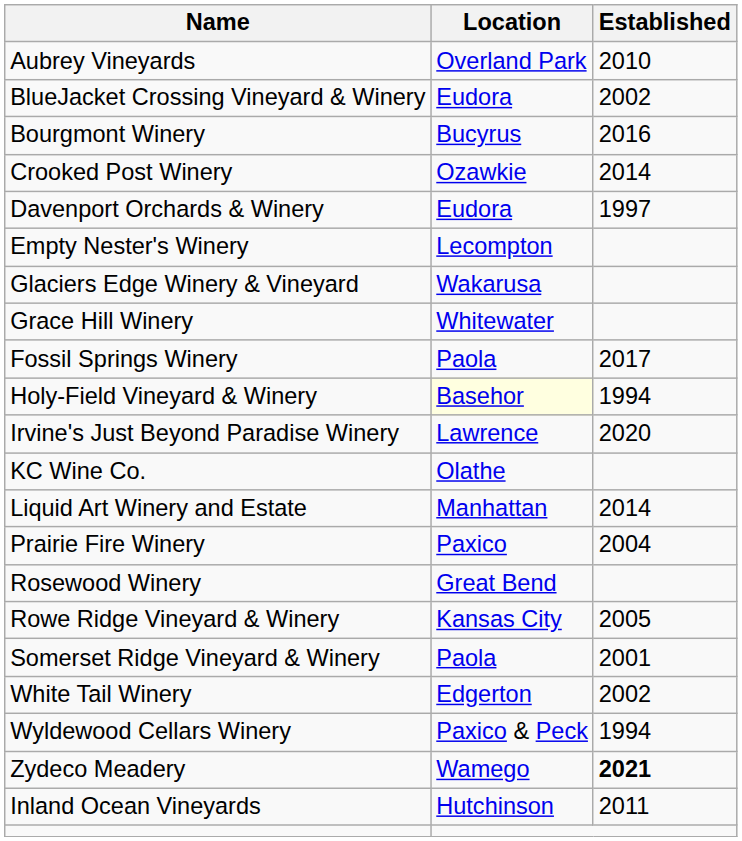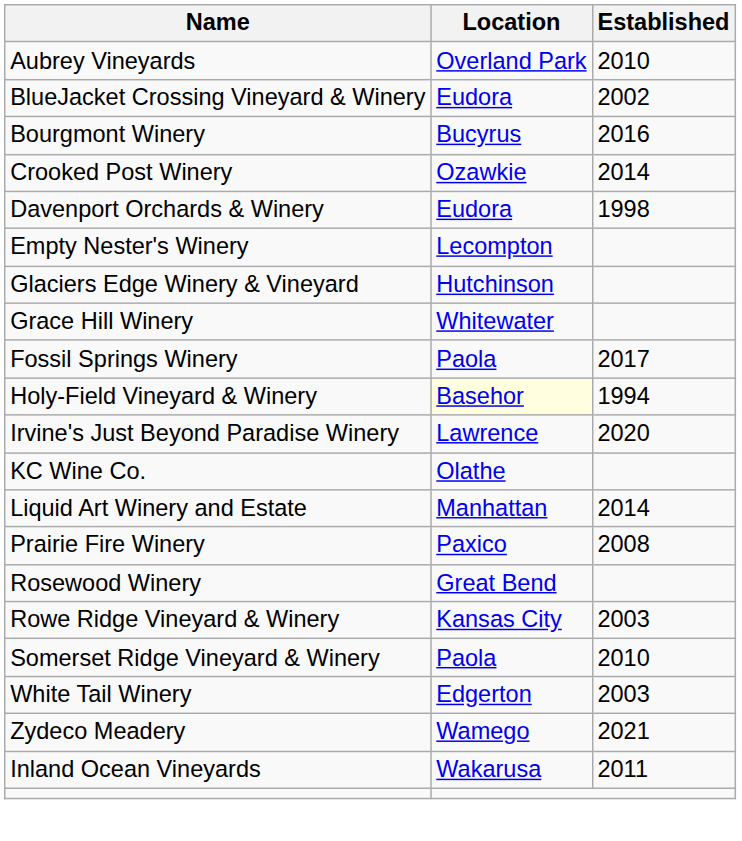(625, 209) 1997 -> (624, 209) 1998
(489, 284) Wakarusa -> (495, 284) Hutchinson
(625, 545) 2004 -> (624, 545) 2008
(625, 619) 2005 -> (624, 619) 2003
(625, 657) 2001 -> (624, 657) 2010
(625, 694) 2002 -> (624, 694) 2003
- row: (151, 731)
(625, 769) bold -> (624, 731) normal
(495, 806) Hutchinson -> (489, 769) Wakarusa
